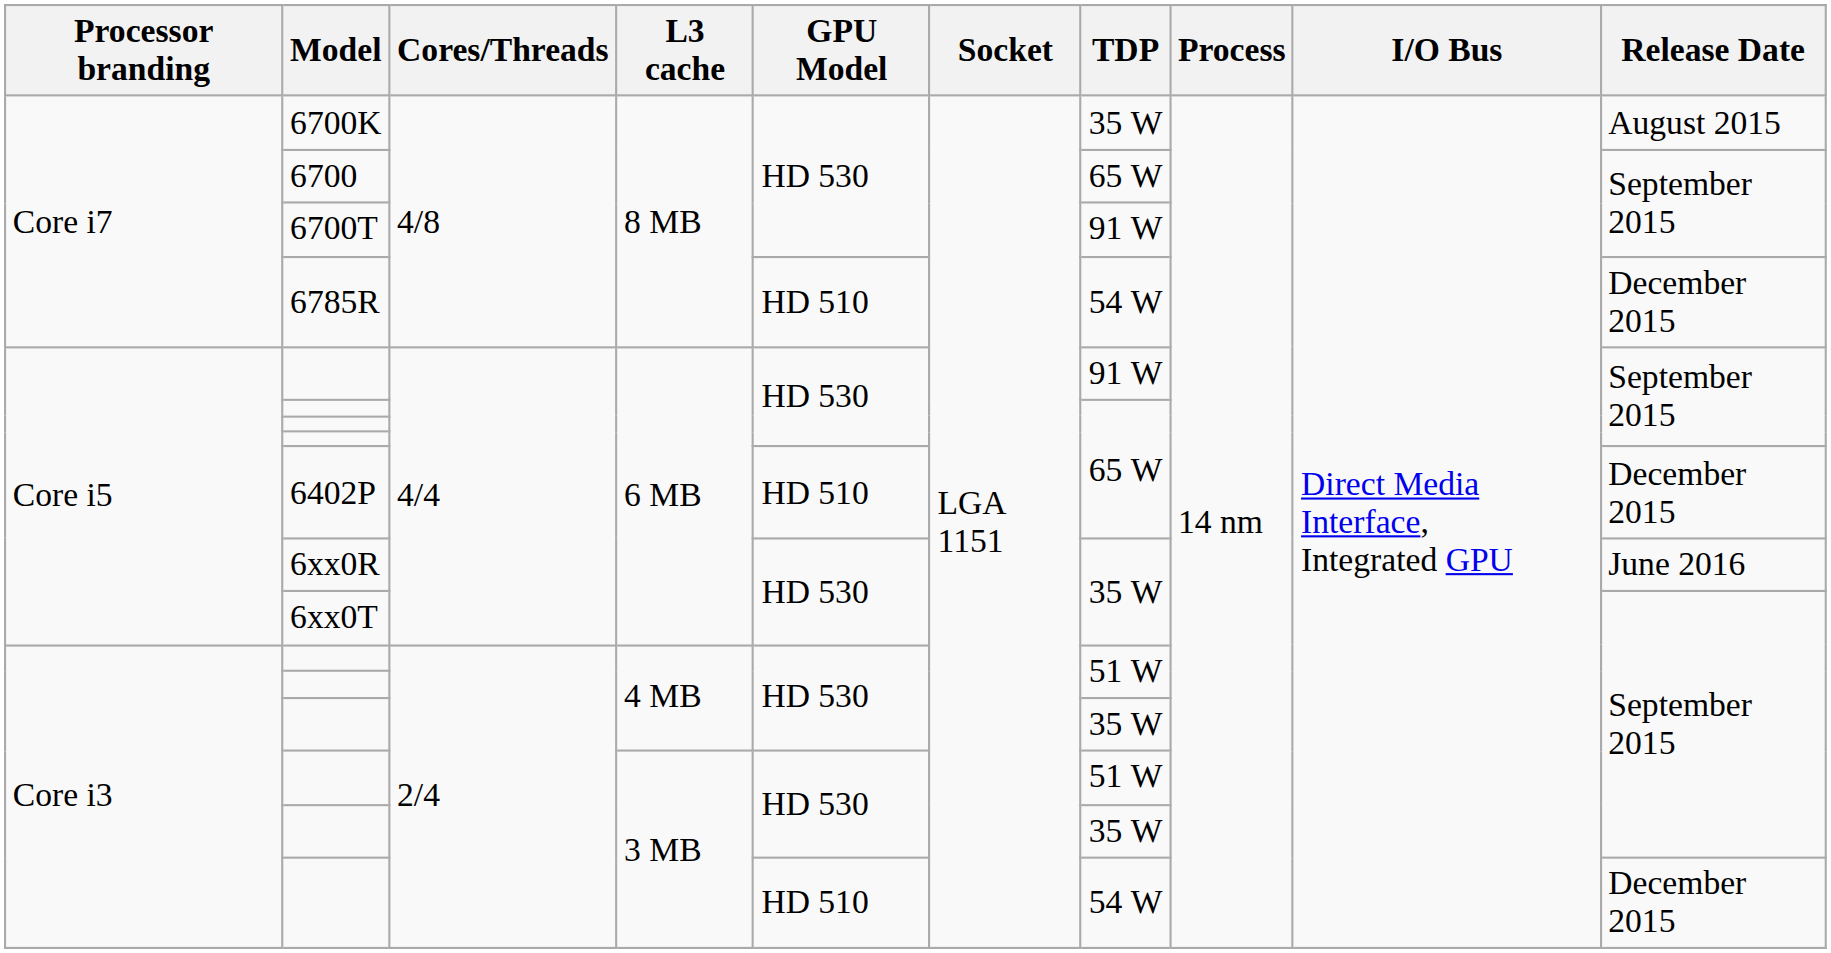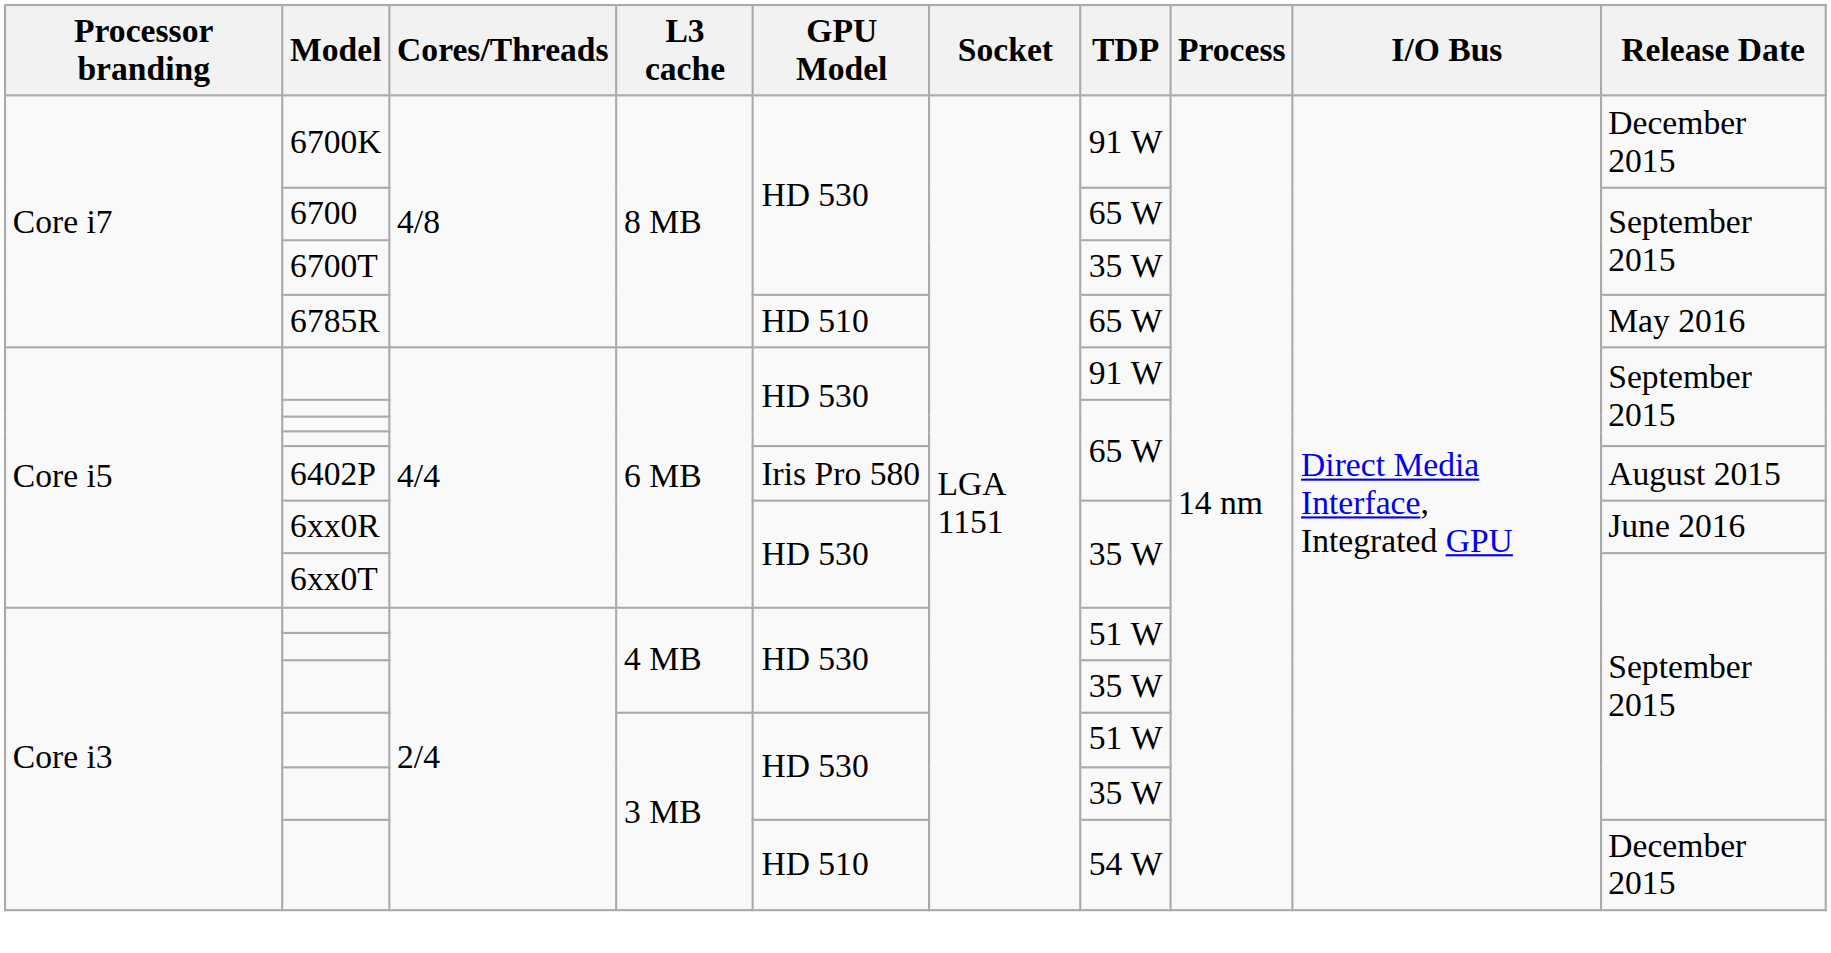(1126, 122) 35 W -> (1126, 141) 91 W
(1695, 122) August 2015 -> (1677, 141) December 2015
(1126, 228) 91 W -> (1126, 266) 35 W
(1126, 300) 54 W -> (1126, 319) 65 W
(1677, 300) December 2015 -> (1677, 319) May 2016
(815, 491) HD 510 -> (841, 472) Iris Pro 580
(1677, 491) December 2015 -> (1695, 472) August 2015
